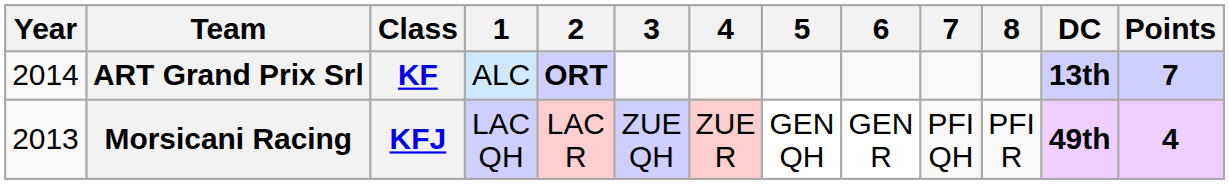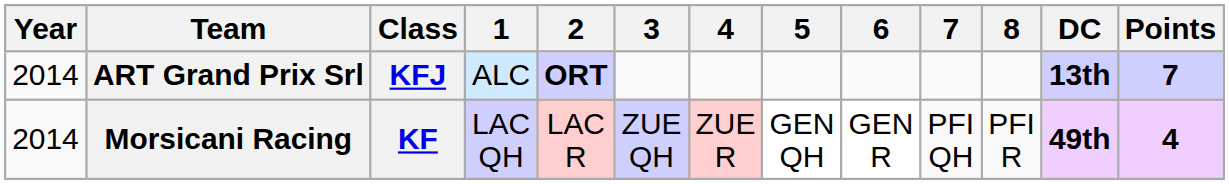(418, 75) KF -> (418, 75) KFJ
(45, 139) 2013 -> (45, 139) 2014
(418, 139) KFJ -> (418, 139) KF
